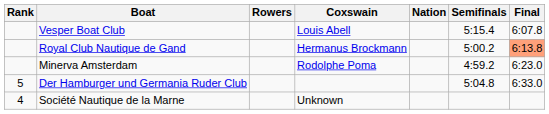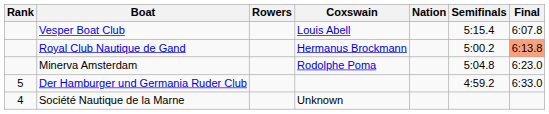(479, 65) 4:59.2 -> (479, 65) 5:04.8
(479, 83) 5:04.8 -> (479, 83) 4:59.2
